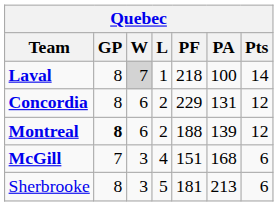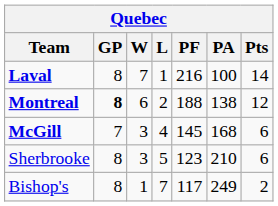(144, 74) lightgrey background -> (144, 74) no background
(189, 74) 218 -> (189, 74) 216
- row: (48, 102)
(224, 130) 139 -> (224, 102) 138
(189, 158) 151 -> (189, 130) 145
(189, 186) 181 -> (189, 158) 123
(224, 186) 213 -> (224, 158) 210
+ row: (39, 186)
